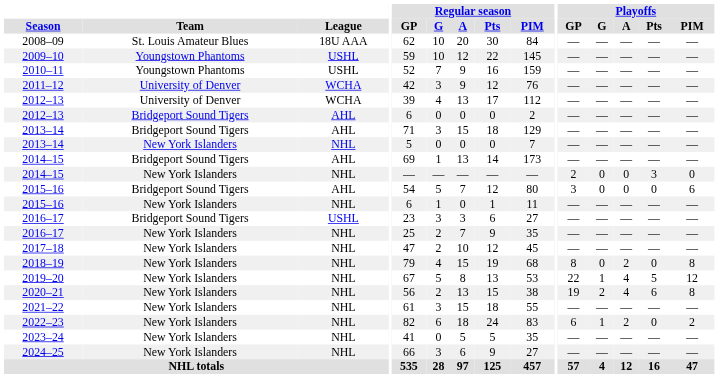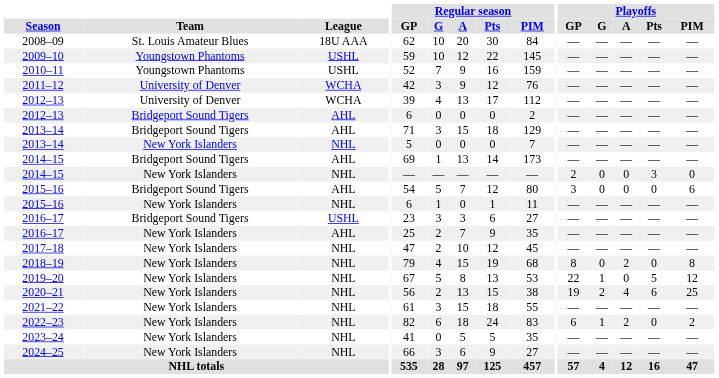(343, 233) NHL -> (343, 233) AHL
(626, 277) 4 -> (626, 277) 0
(692, 292) 8 -> (692, 292) 25
